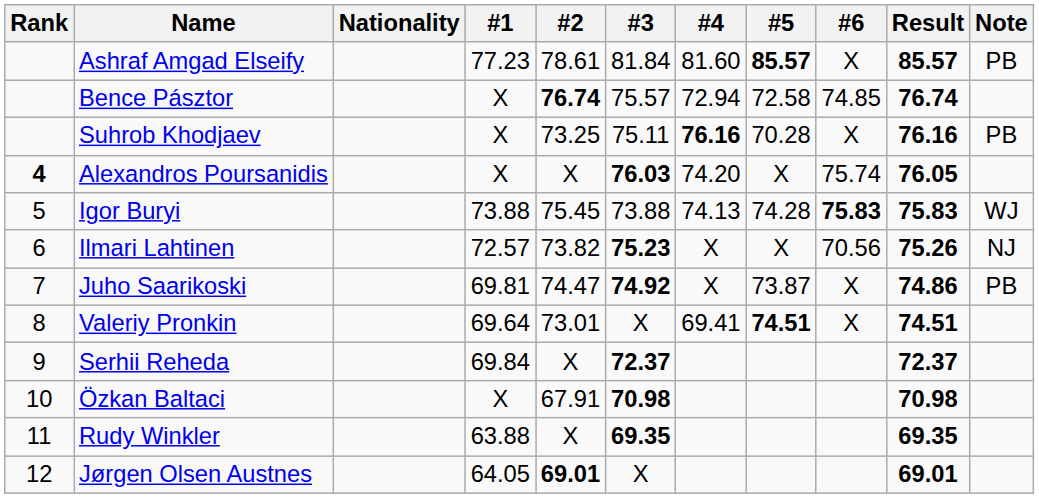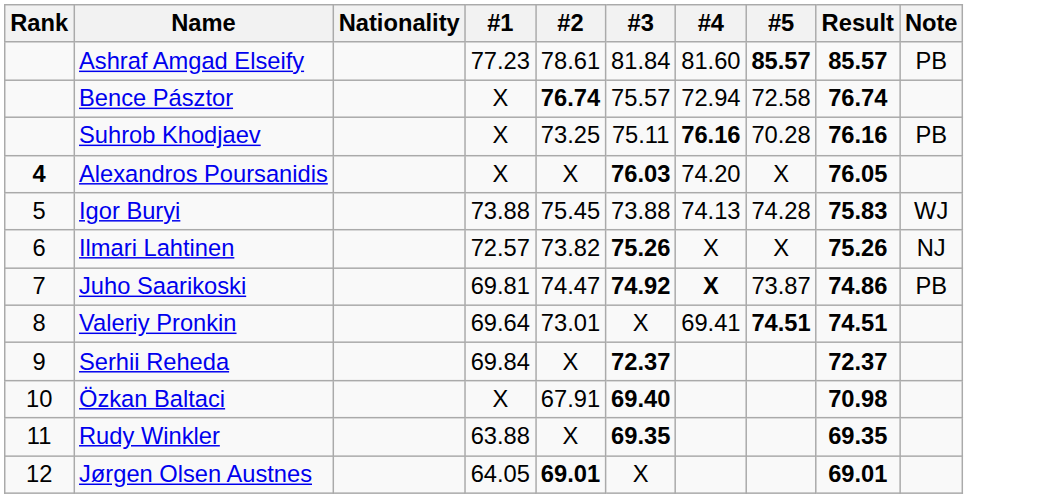- column: (851, 23)
(641, 248) 75.23 -> (641, 248) 75.26
(711, 286) normal -> (711, 286) bold
(641, 398) 70.98 -> (641, 398) 69.40
